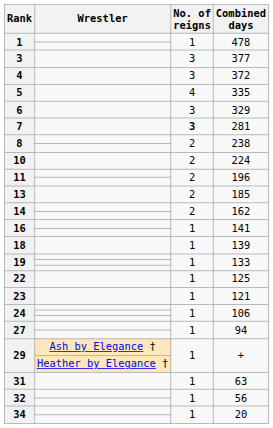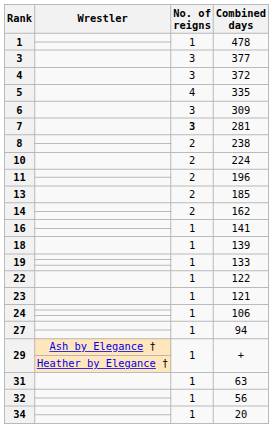(241, 110) 329 -> (241, 110) 309
(241, 279) 125 -> (241, 279) 122
